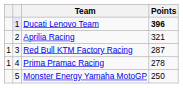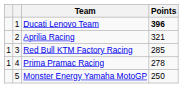(17, 24) lavender background -> (17, 24) no background
(158, 50) 287 -> (158, 50) 285
